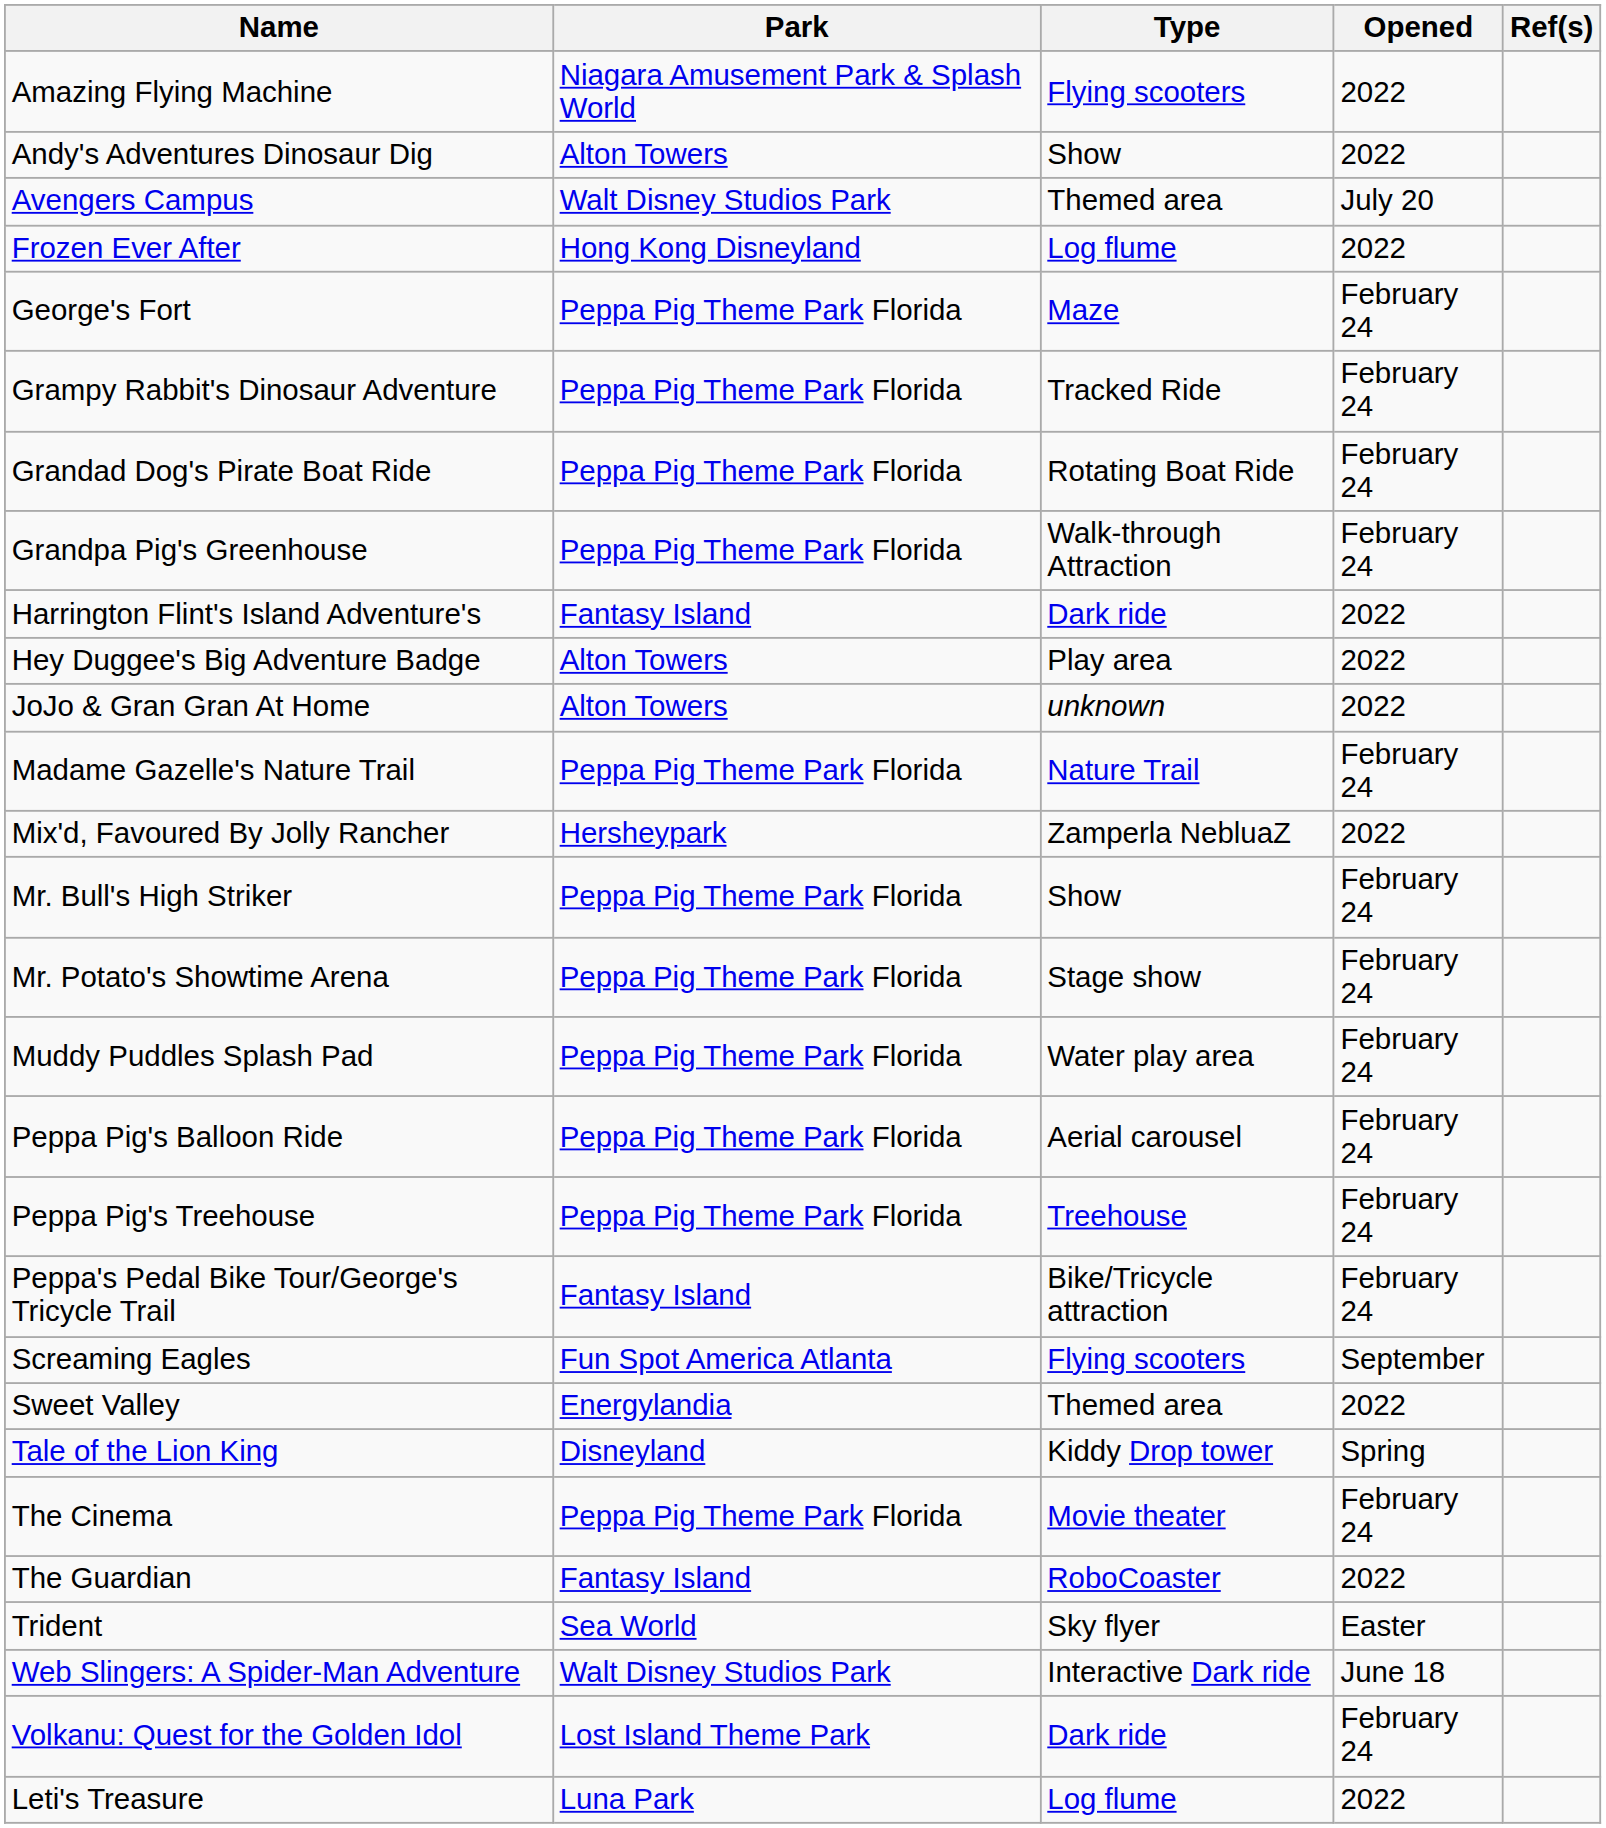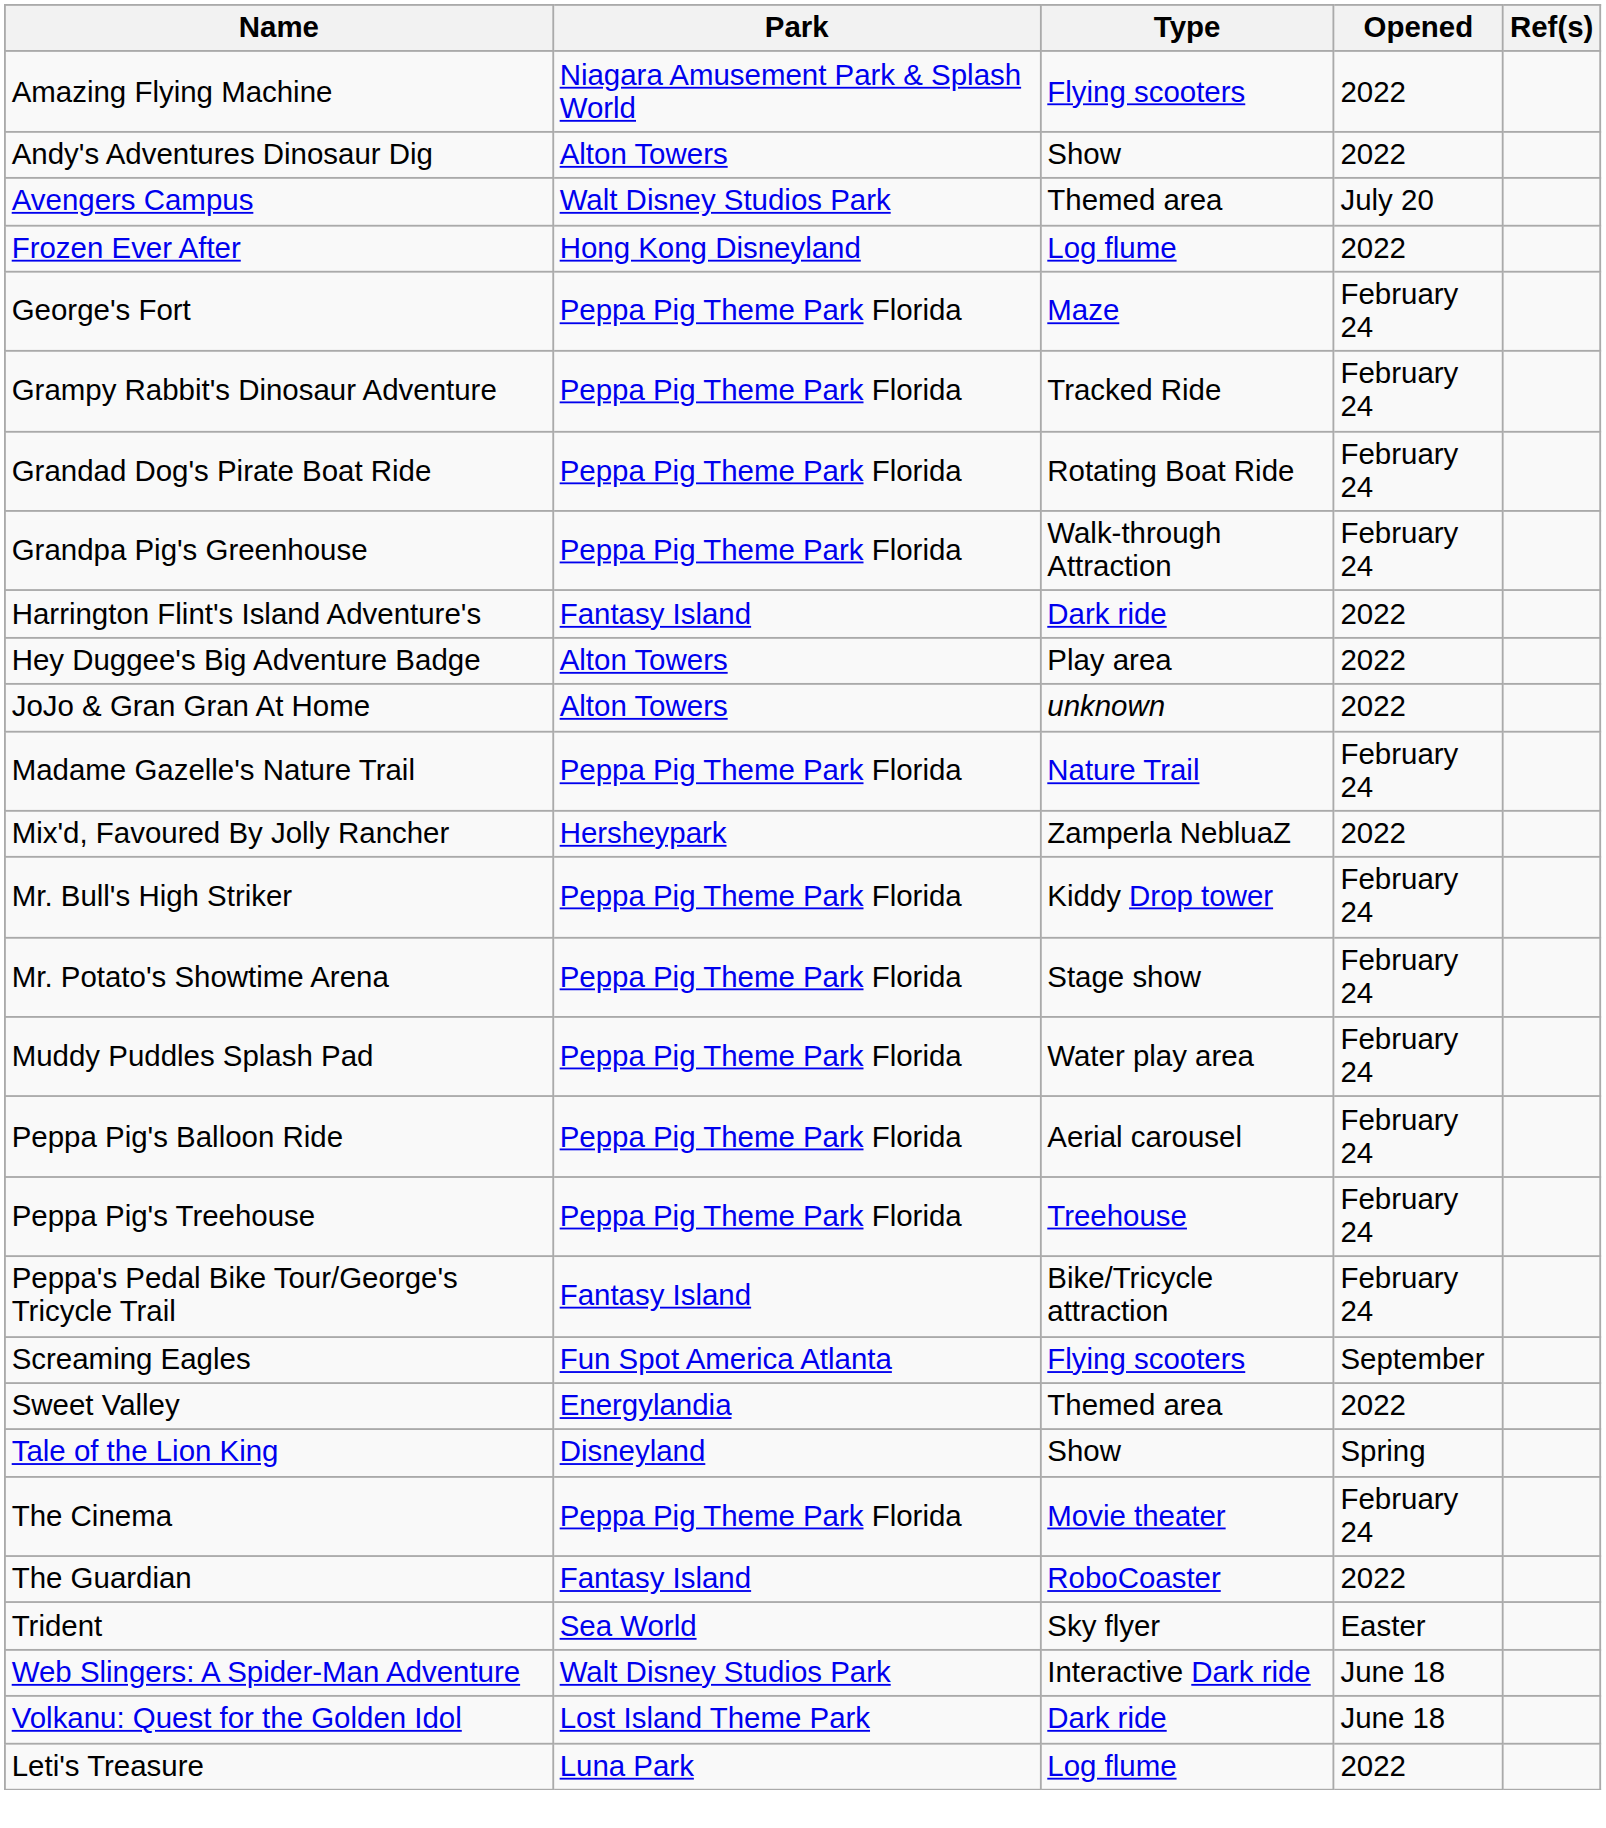(1084, 896) Show -> (1160, 896) Kiddy Drop tower
(1160, 1452) Kiddy Drop tower -> (1084, 1452) Show
(1399, 1735) February 24 -> (1393, 1719) June 18
